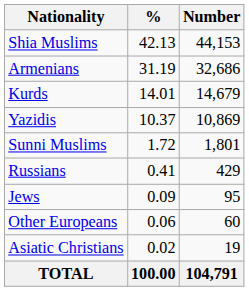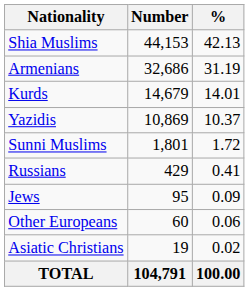columns swapped: (212, 17) <-> (153, 17)
